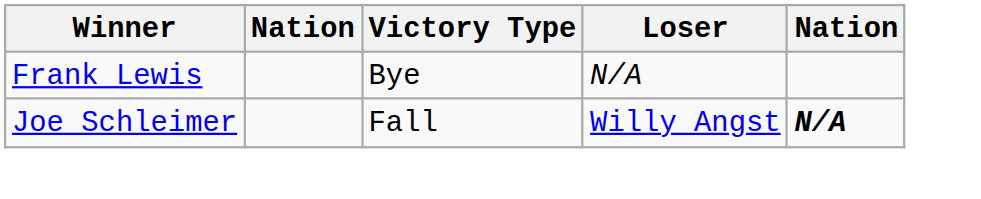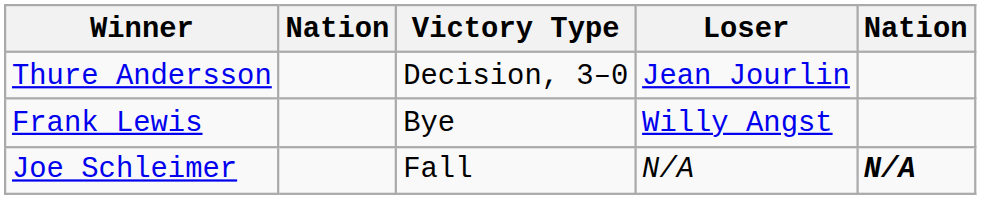+ row: (142, 76)
(616, 76) N/A -> (737, 123) Willy Angst
(685, 123) Willy Angst -> (668, 170) N/A
